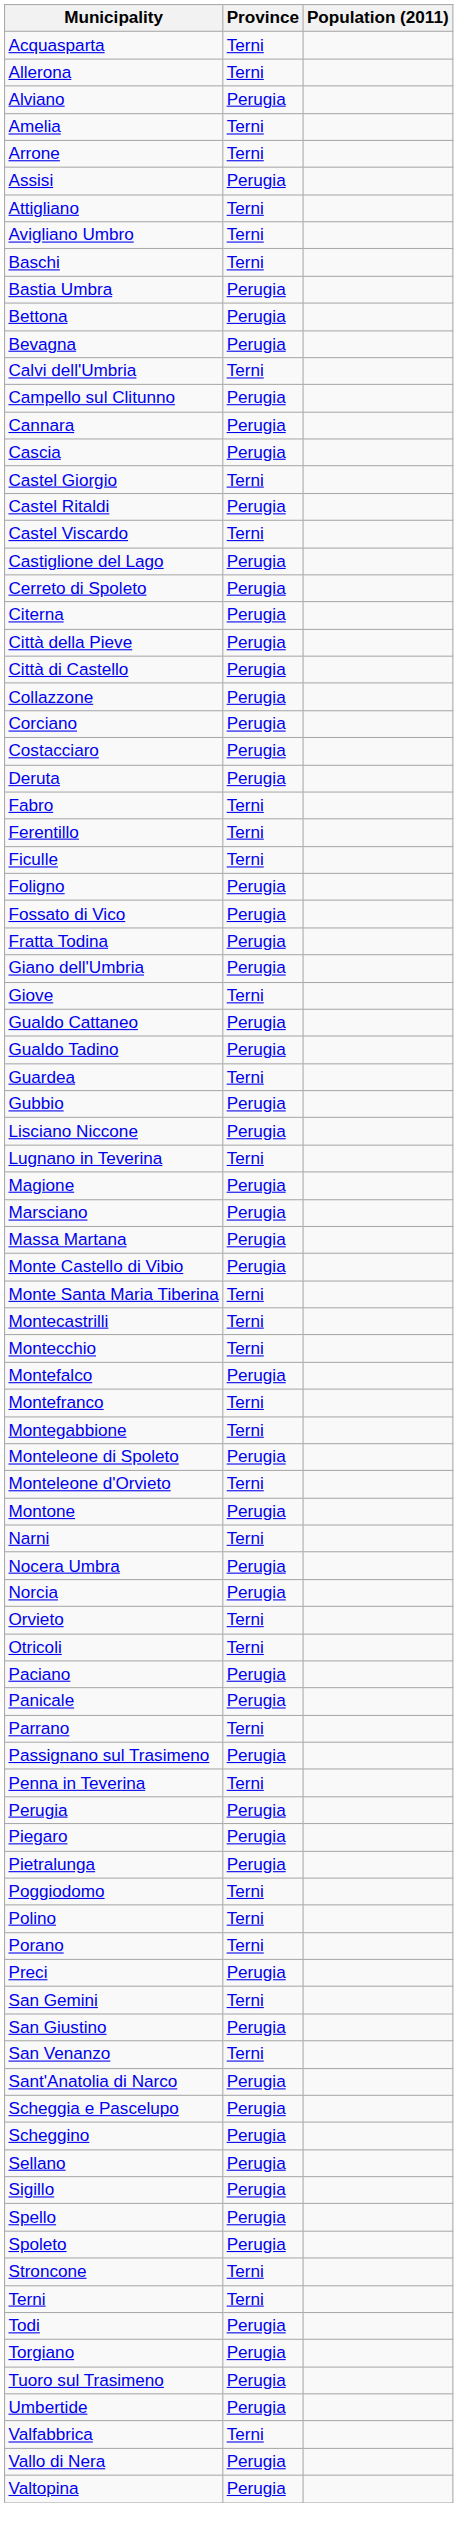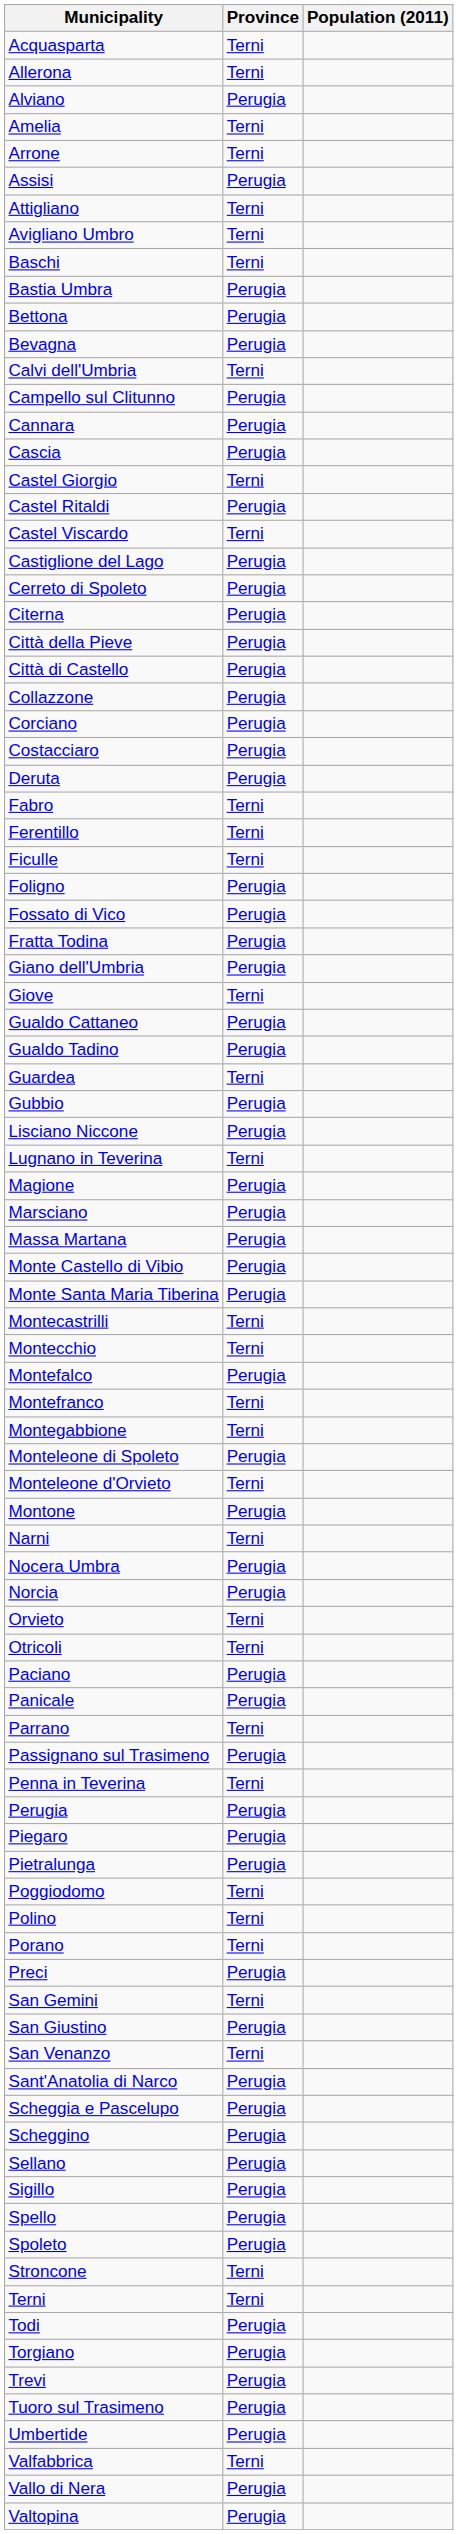(245, 1294) Terni -> (256, 1294) Perugia
+ row: (27, 2380)
